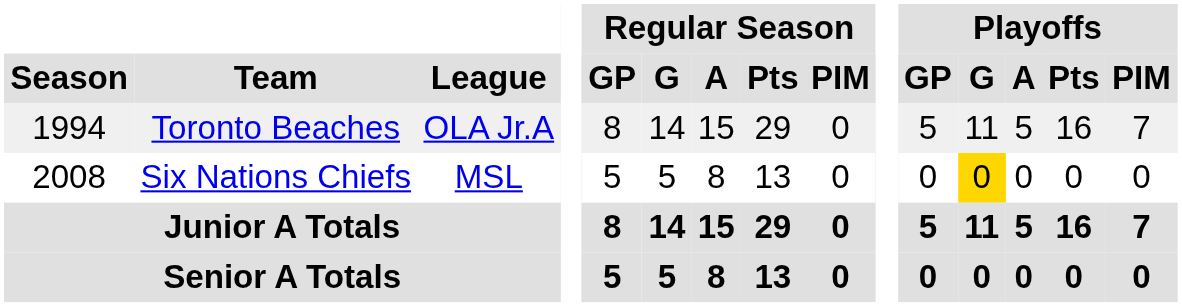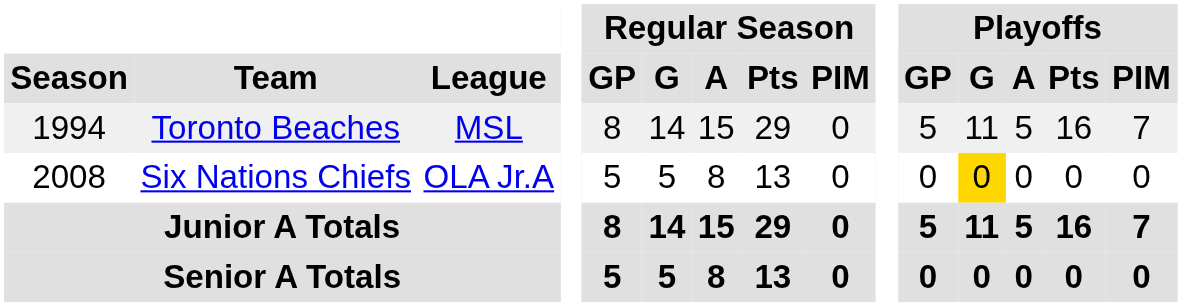(489, 127) OLA Jr.A -> (489, 127) MSL
(489, 177) MSL -> (489, 177) OLA Jr.A
